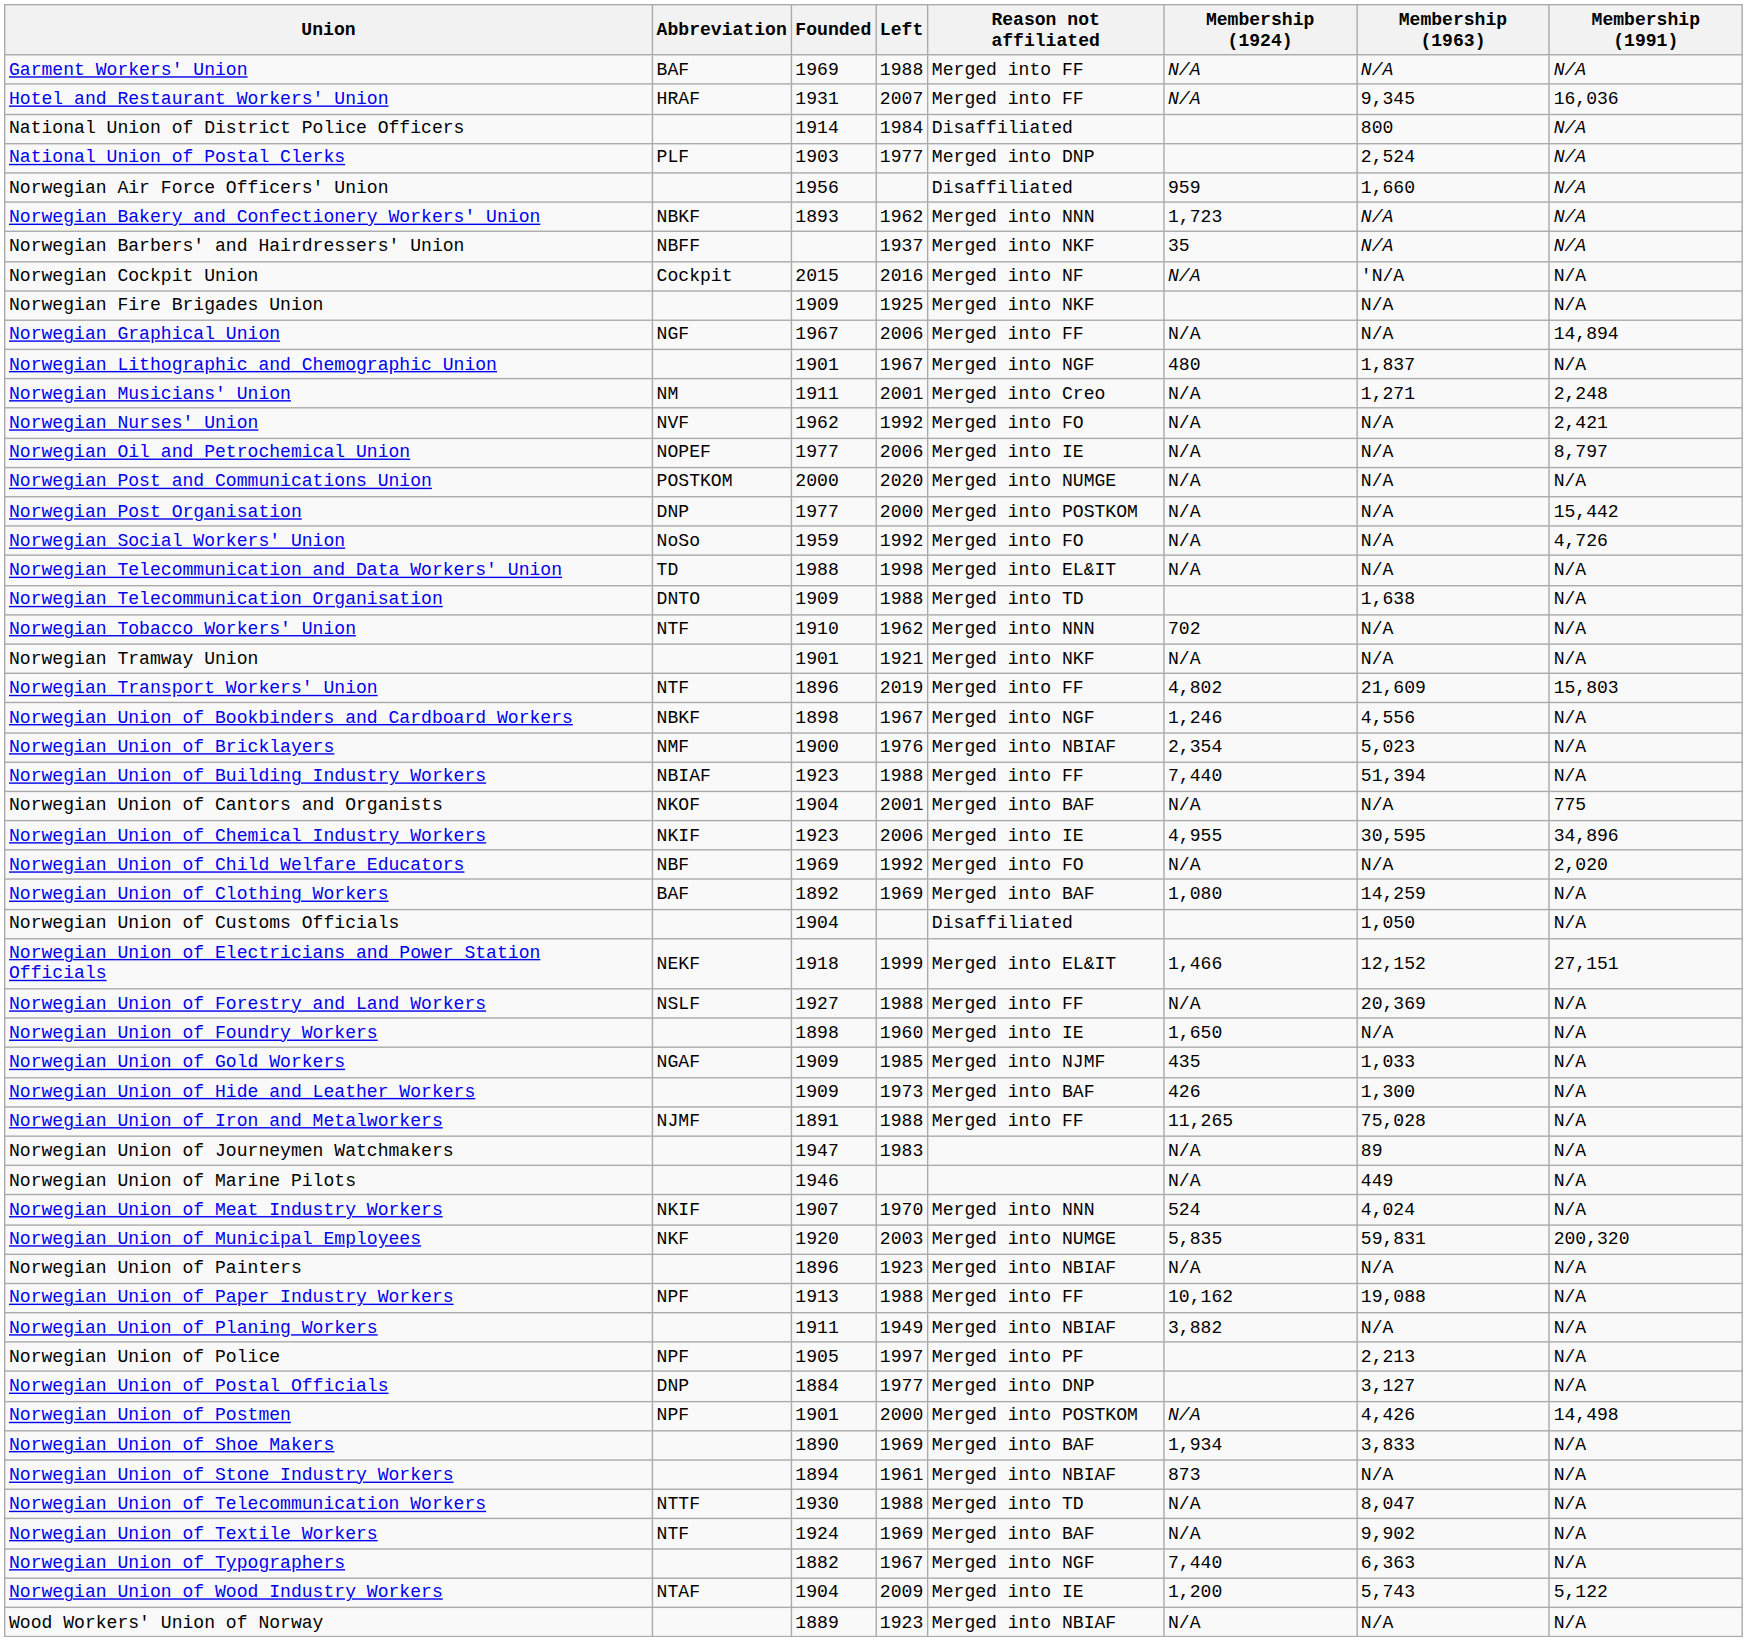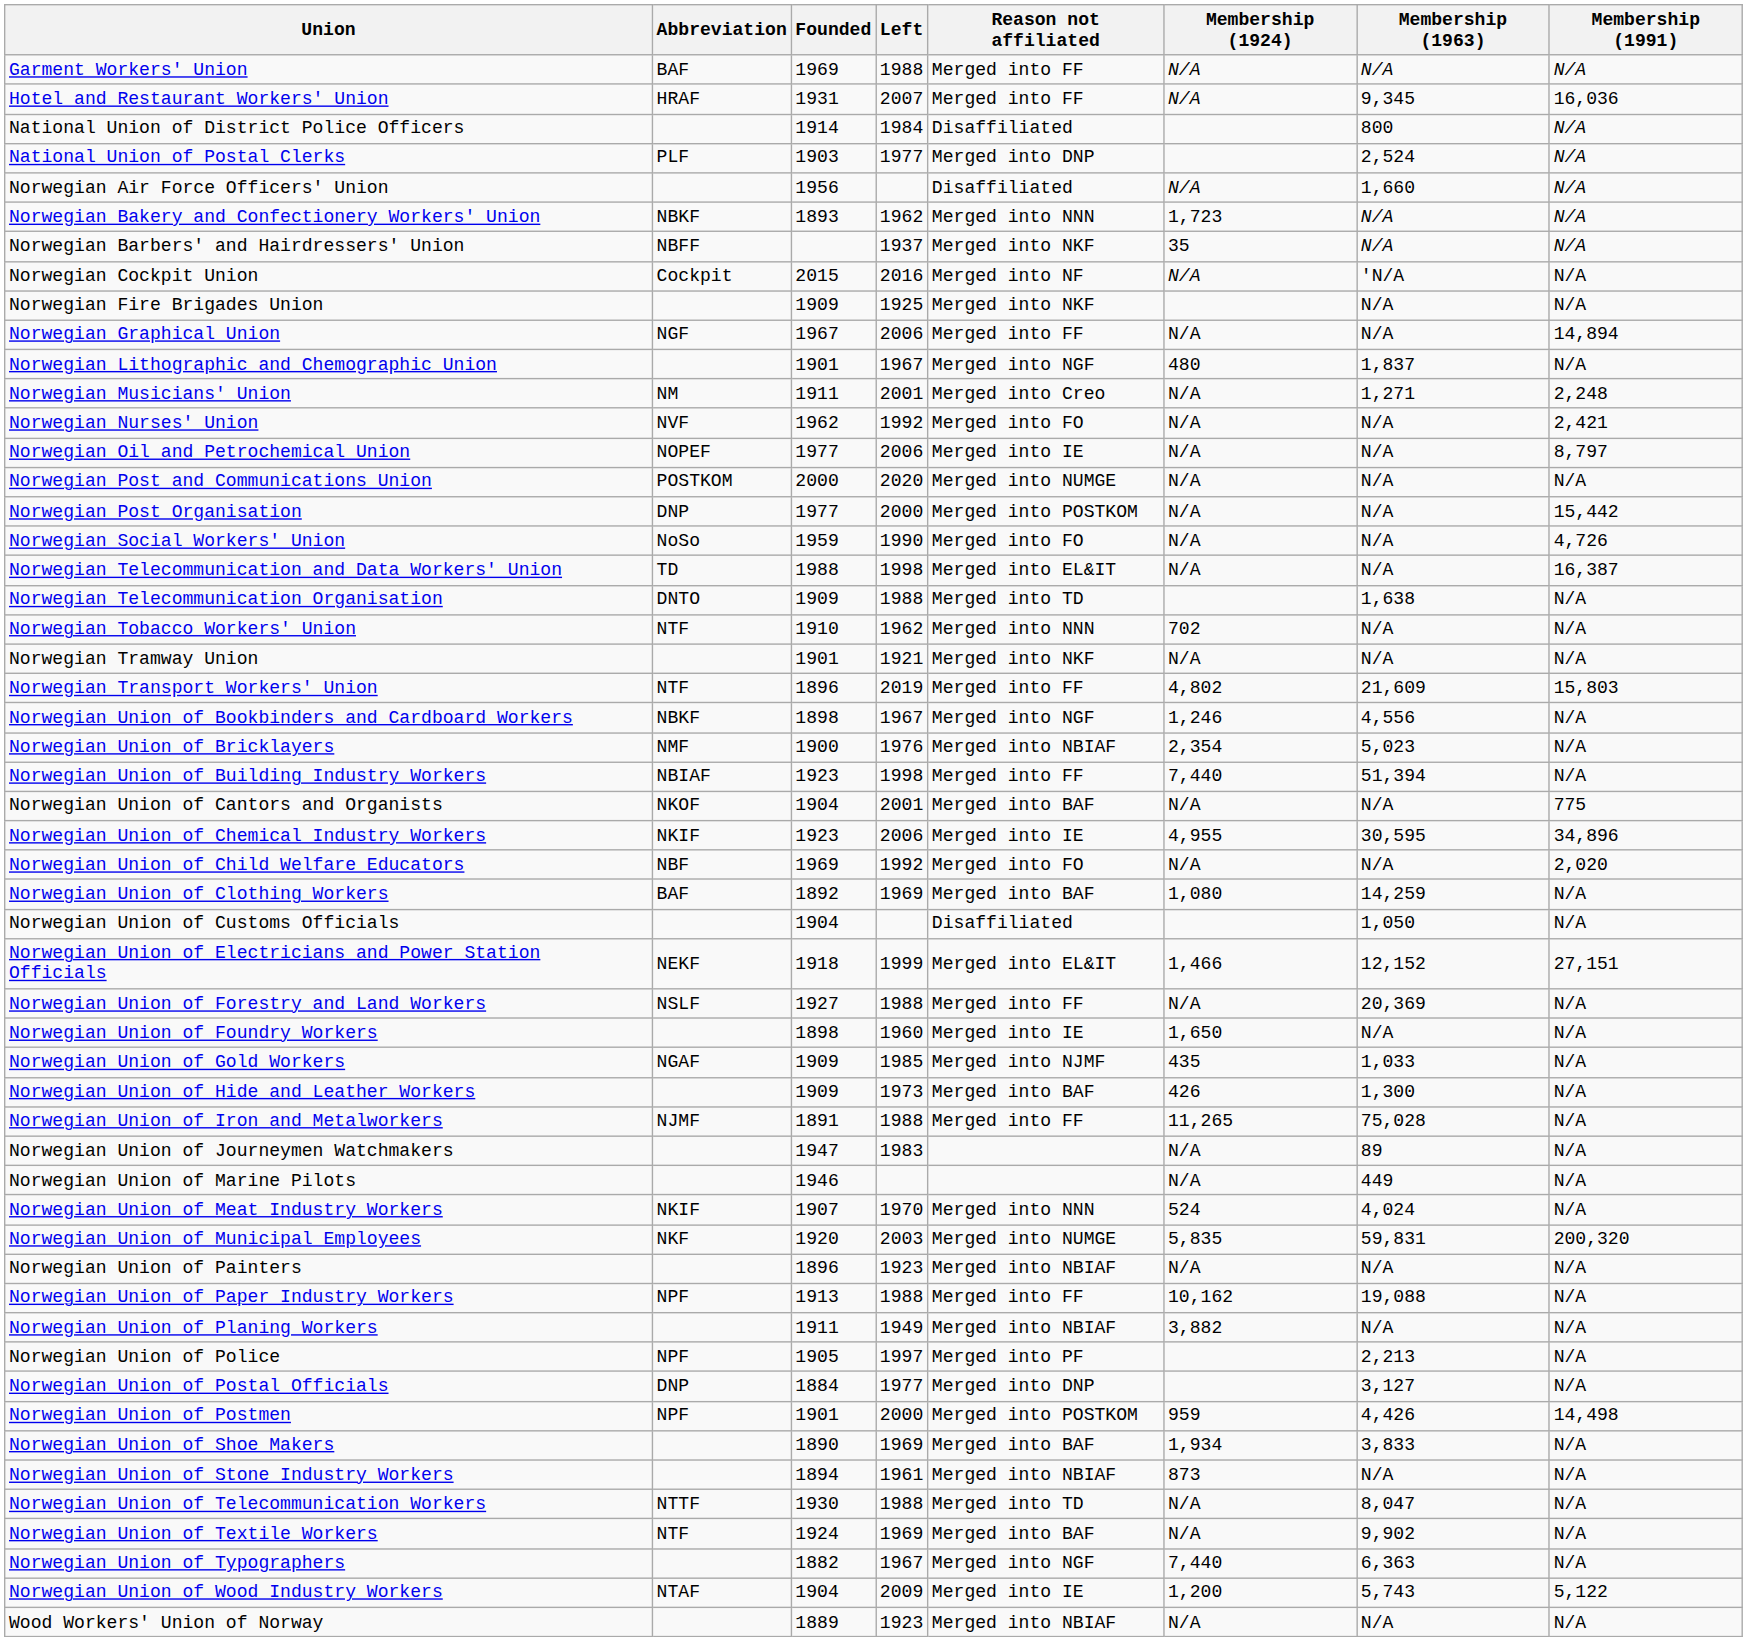(1184, 188) 959 -> (1184, 188) N/A
(902, 541) 1992 -> (902, 541) 1990
(1570, 570) N/A -> (1586, 570) 16,387
(902, 777) 1988 -> (902, 777) 1998
(1184, 1416) N/A -> (1184, 1416) 959
